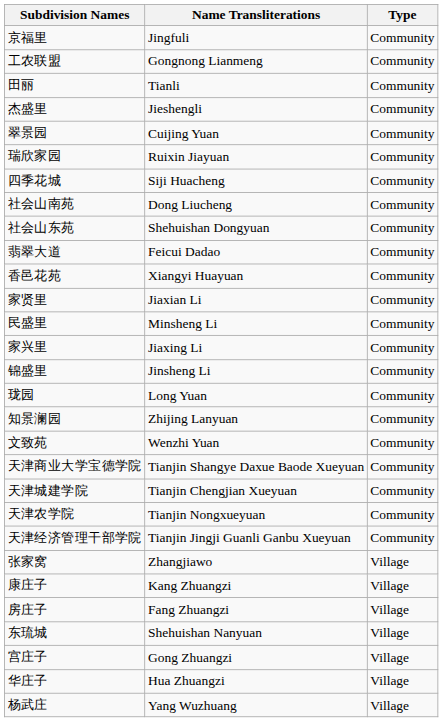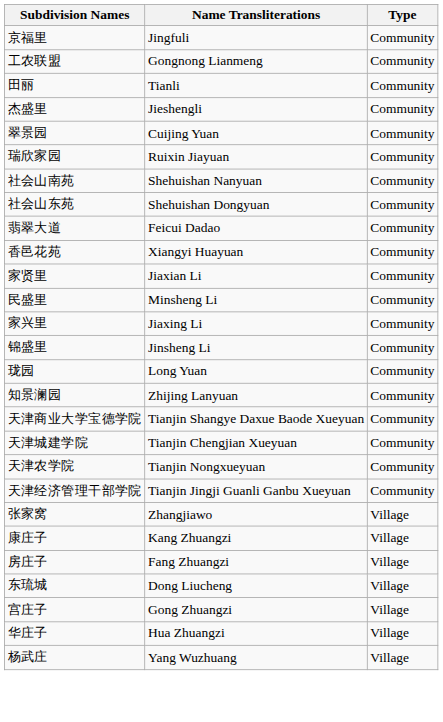- row: (34, 180)
(190, 204) Dong Liucheng -> (205, 180) Shehuishan Nanyuan
- row: (28, 442)
(205, 633) Shehuishan Nanyuan -> (190, 585) Dong Liucheng
